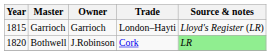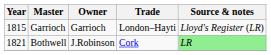(16, 43) 1820 -> (16, 43) 1821
